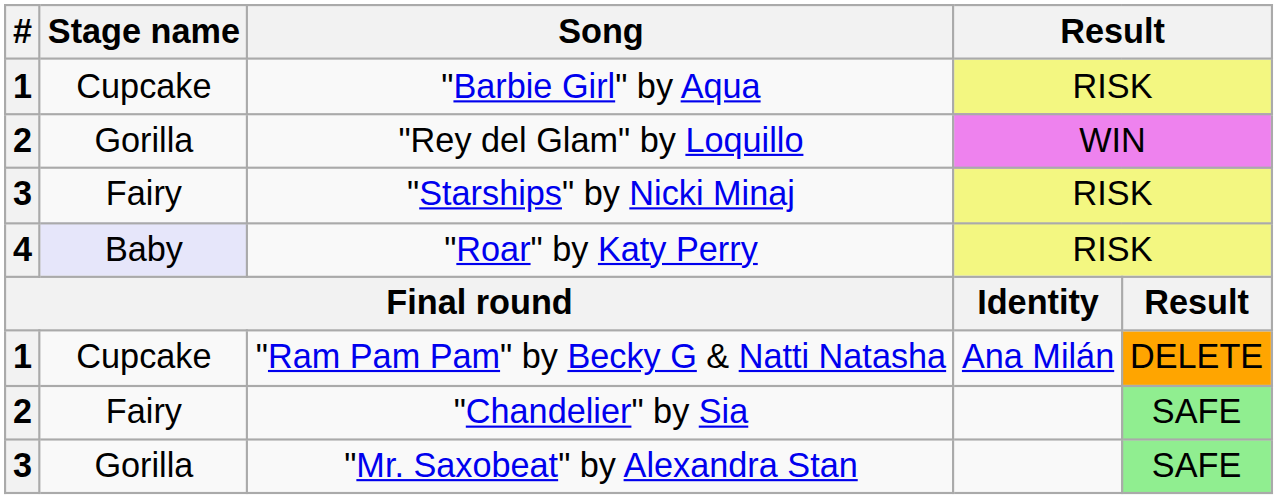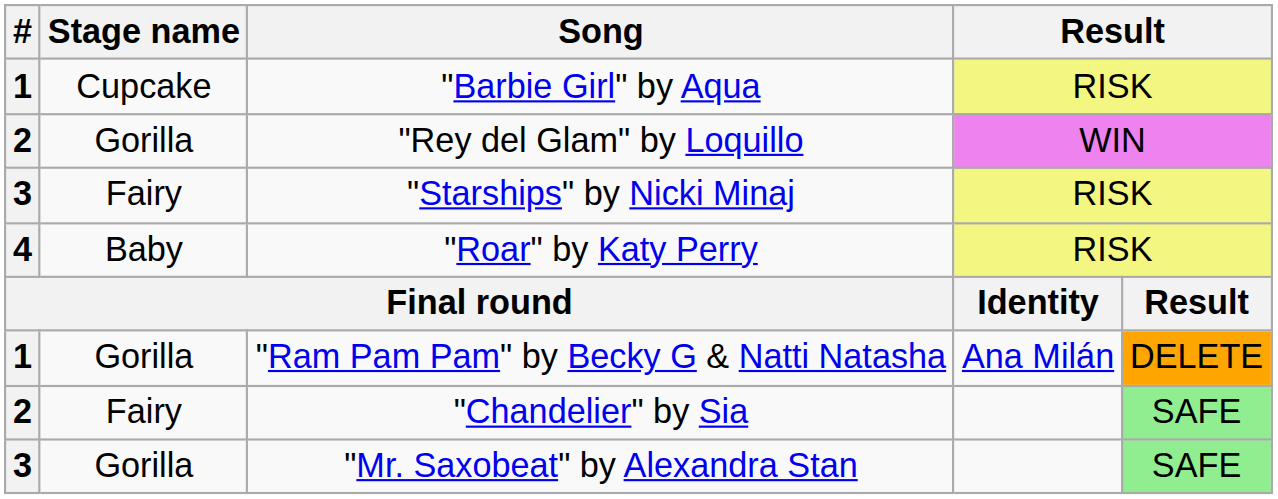(144, 248) lavender background -> (144, 248) no background
(144, 357) Cupcake -> (144, 357) Gorilla
